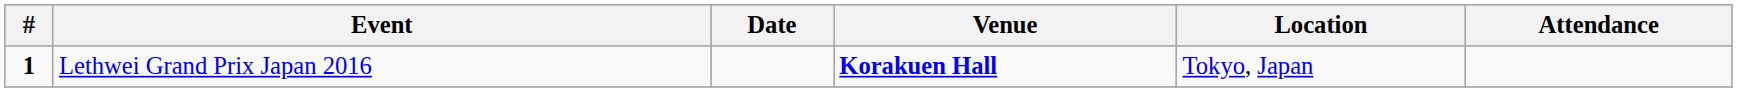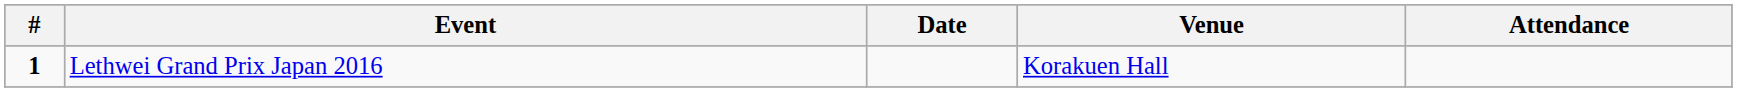- column: (1321, 25)
(918, 65) bold -> (1096, 65) normal
